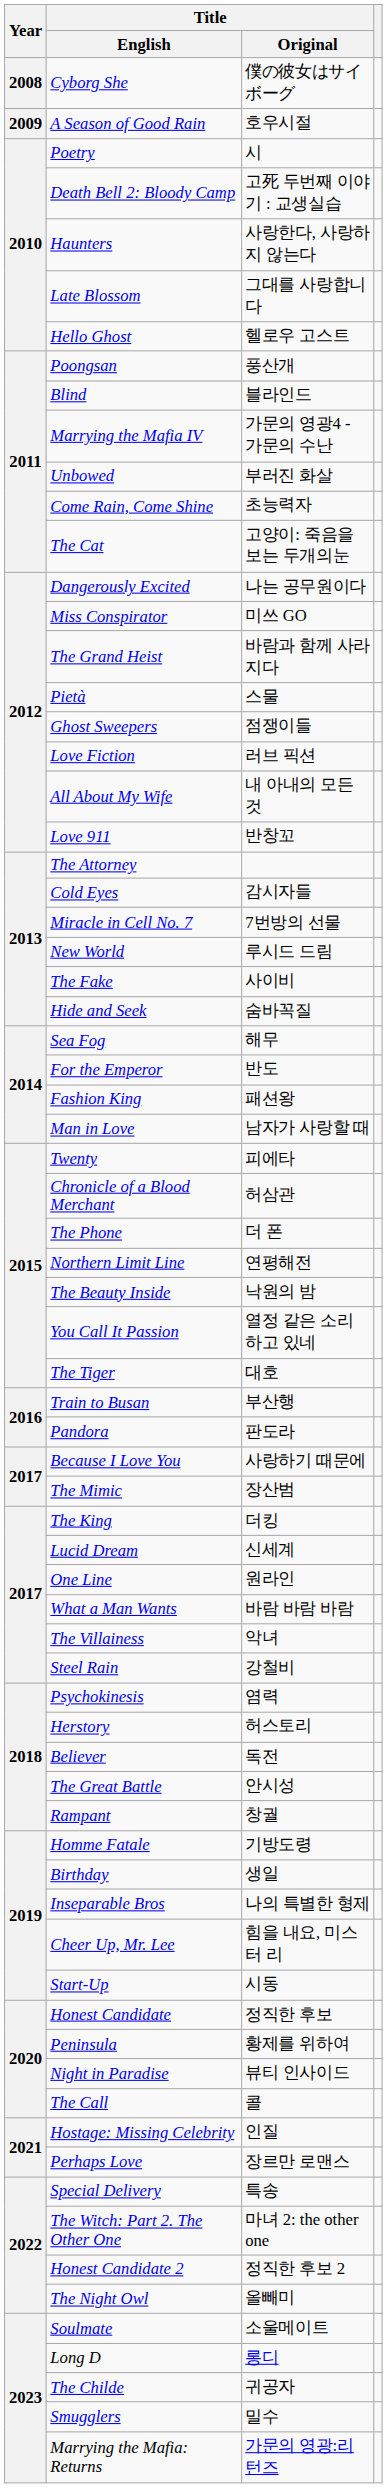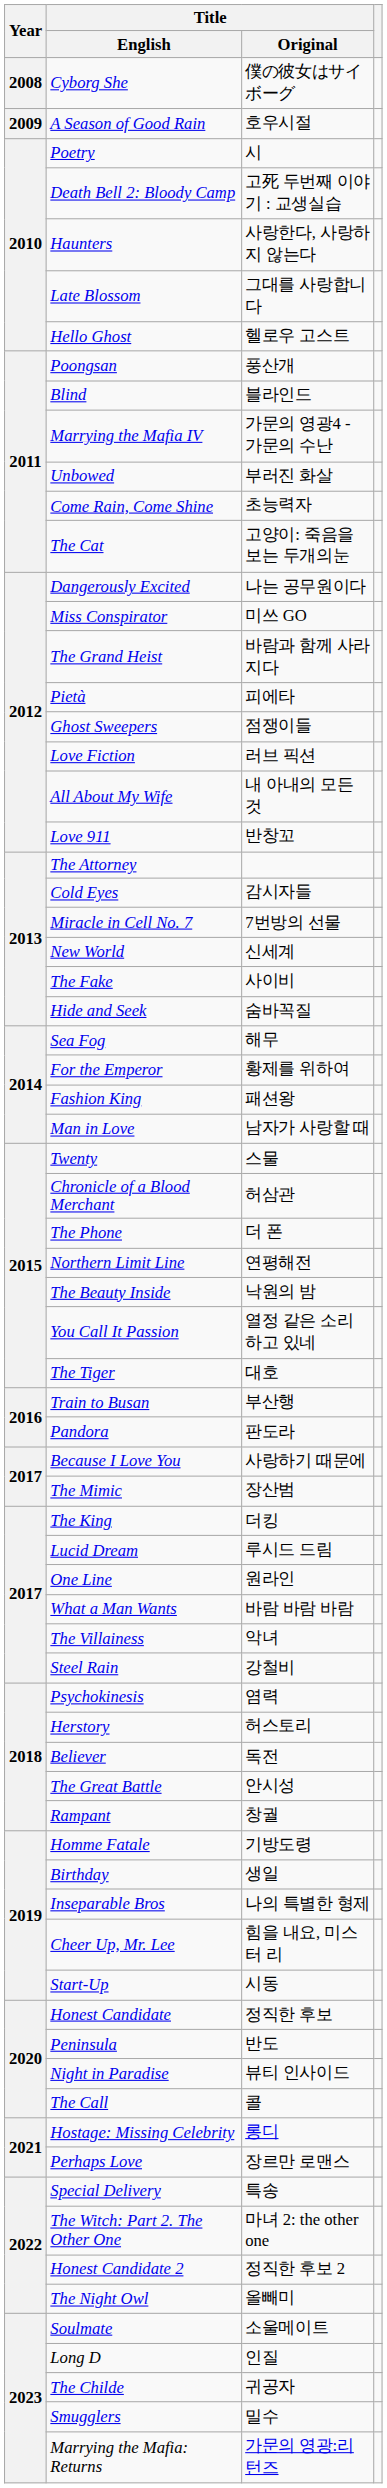(262, 696) 스물 -> (270, 696) 피에타
(289, 951) 루시드 드림 -> (270, 951) 신세계
(262, 1069) 반도 -> (297, 1069) 황제를 위하여
(270, 1157) 피에타 -> (262, 1157) 스물
(270, 1549) 신세계 -> (289, 1549) 루시드 드림
(297, 2043) 황제를 위하여 -> (262, 2043) 반도
(262, 2132) 인질 -> (262, 2132) 롱디
(262, 2357) 롱디 -> (262, 2357) 인질
